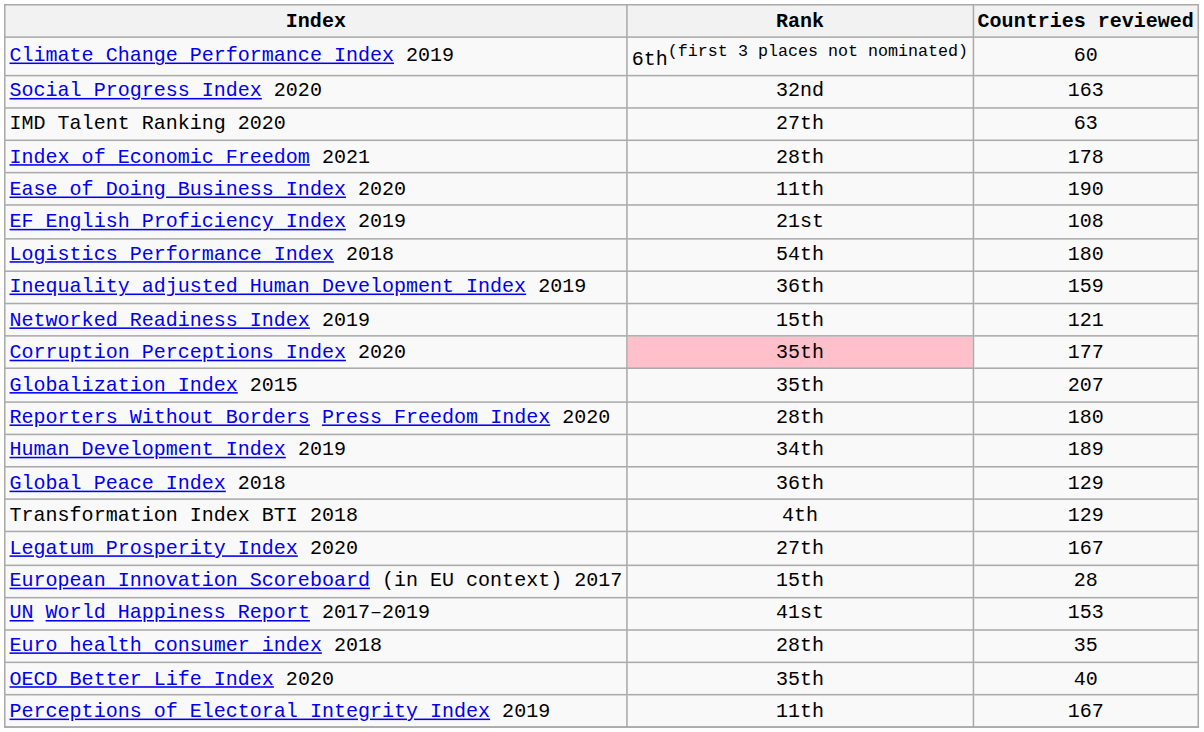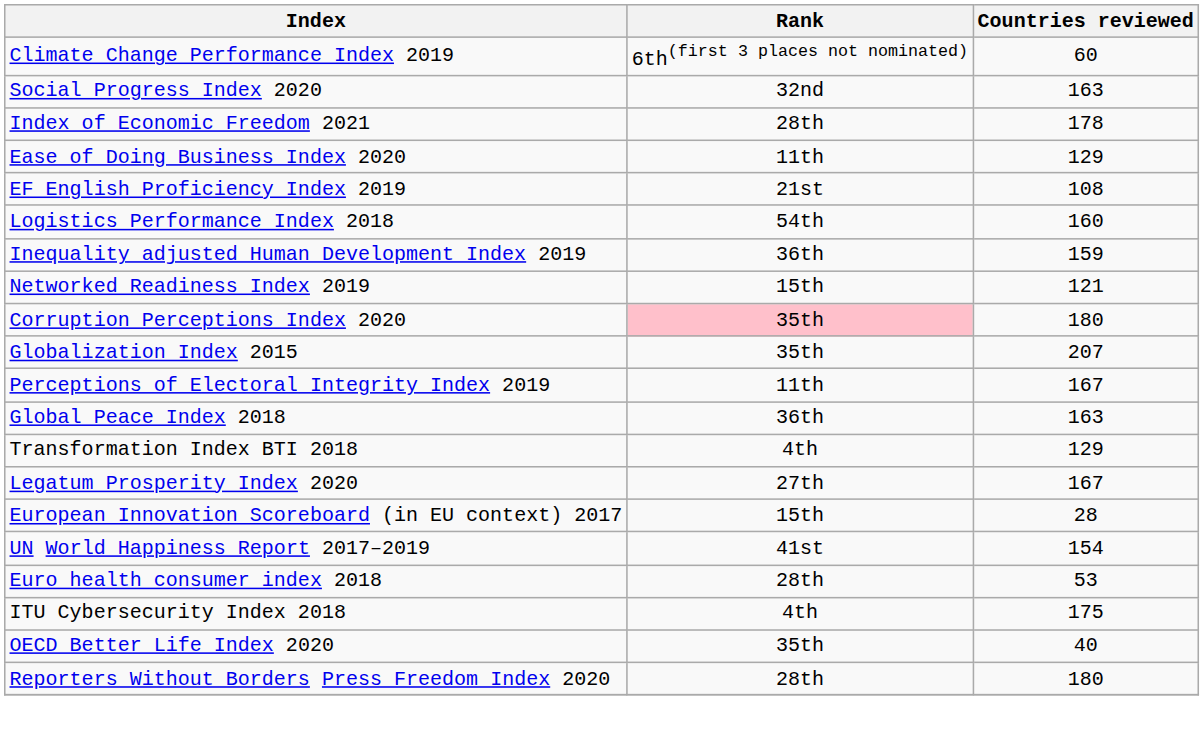- row: (148, 124)
(1086, 189) 190 -> (1086, 157) 129
(1086, 255) 180 -> (1086, 222) 160
(1086, 352) 177 -> (1086, 320) 180
rows swapped: (310, 418) <-> (280, 711)
- row: (178, 450)
(1086, 483) 129 -> (1086, 418) 163
(1086, 614) 153 -> (1086, 548) 154
(1086, 646) 35 -> (1086, 581) 53
+ row: (178, 614)
